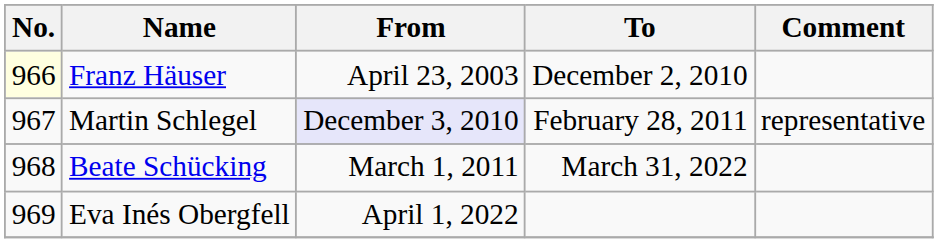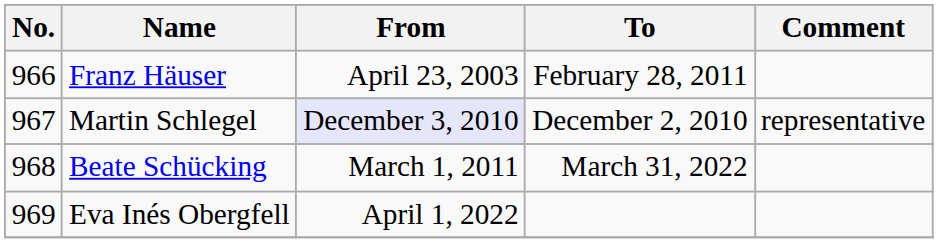(34, 74) lightyellow background -> (34, 74) no background
(640, 74) December 2, 2010 -> (640, 74) February 28, 2011
(640, 120) February 28, 2011 -> (640, 120) December 2, 2010
